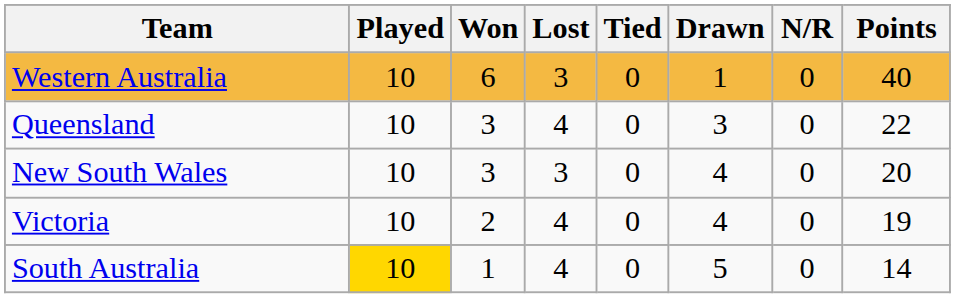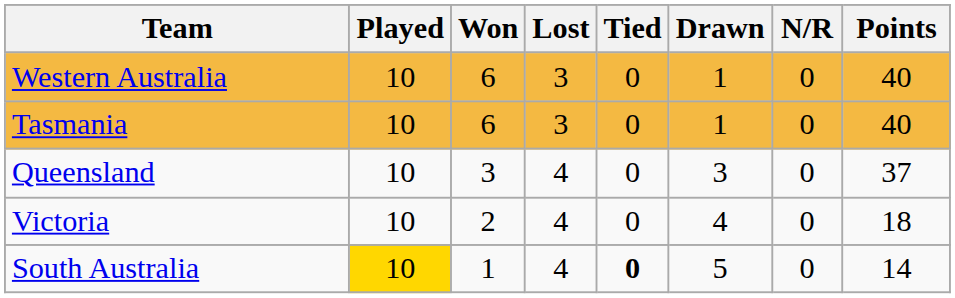+ row: (70, 124)
(896, 124) 22 -> (896, 172) 37
- row: (120, 172)
(896, 220) 19 -> (896, 220) 18
(633, 268) normal -> (633, 268) bold
